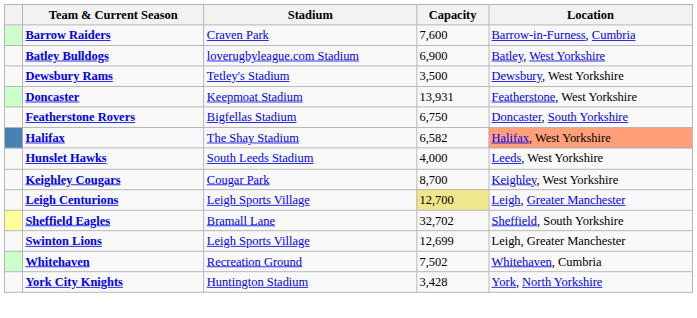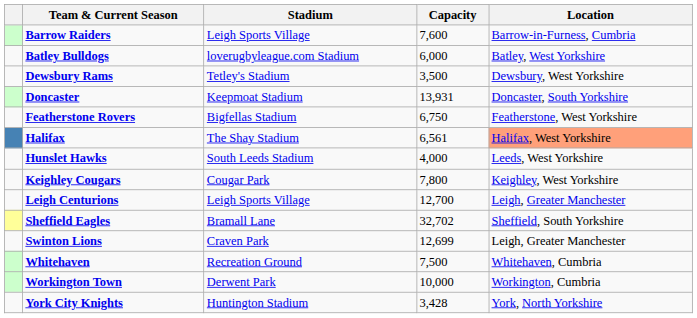(238, 35) Craven Park -> (258, 35) Leigh Sports Village
(434, 56) 6,900 -> (434, 56) 6,000
(564, 97) Featherstone, West Yorkshire -> (560, 97) Doncaster, South Yorkshire
(560, 117) Doncaster, South Yorkshire -> (564, 117) Featherstone, West Yorkshire
(434, 138) 6,582 -> (434, 138) 6,561
(434, 179) 8,700 -> (434, 179) 7,800
(437, 199) khaki background -> (437, 199) no background
(258, 241) Leigh Sports Village -> (238, 241) Craven Park
(434, 261) 7,502 -> (434, 261) 7,500
+ row: (74, 282)
